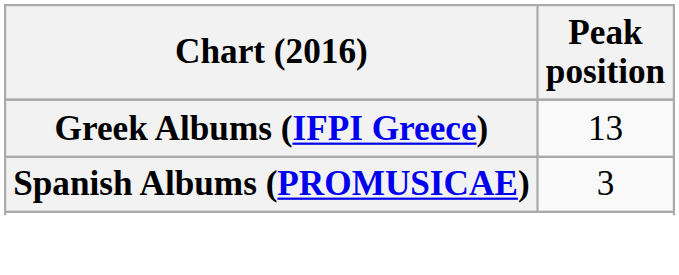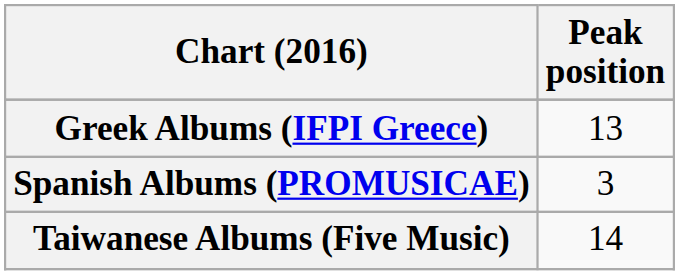+ row: (271, 239)
